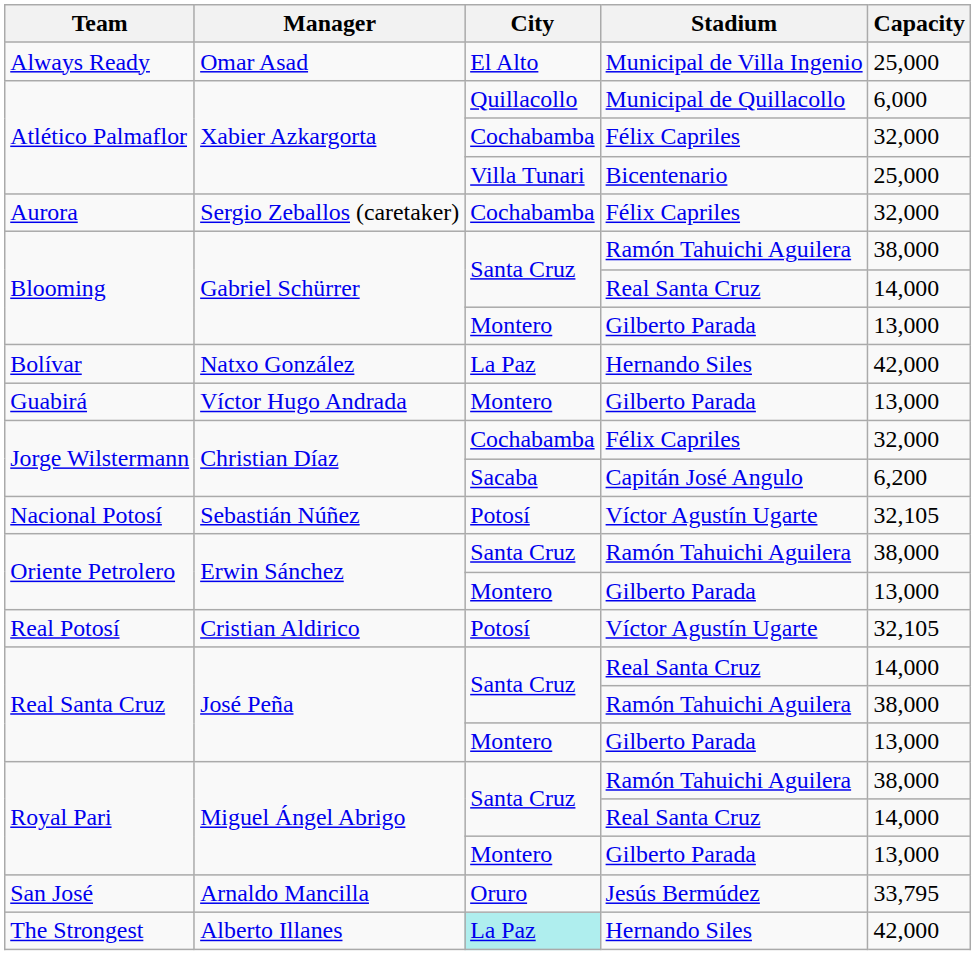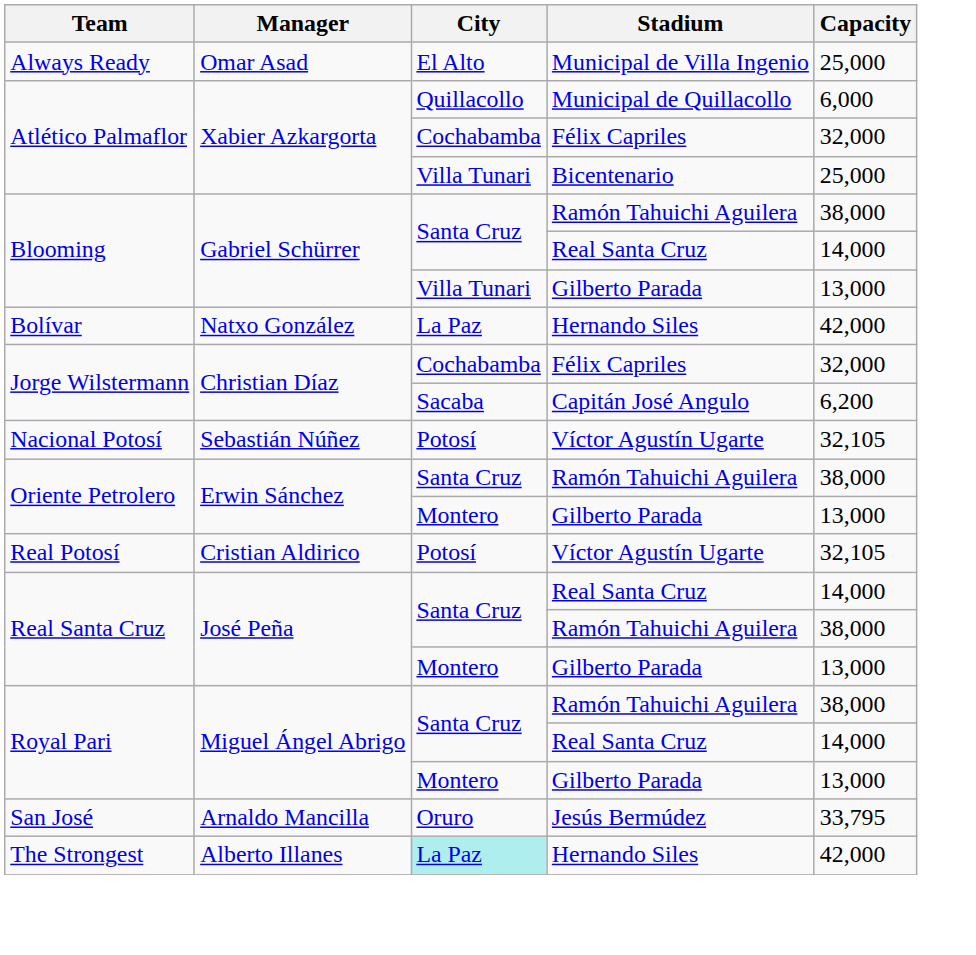- row: (44, 212)
(511, 325) Montero -> (474, 288) Villa Tunari
- row: (49, 401)
